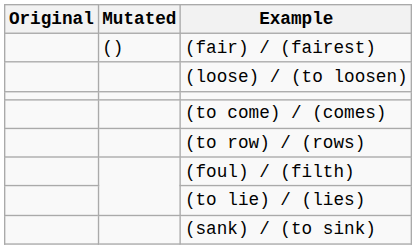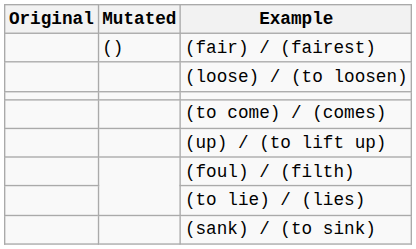- row: (275, 143)
+ row: (286, 143)
